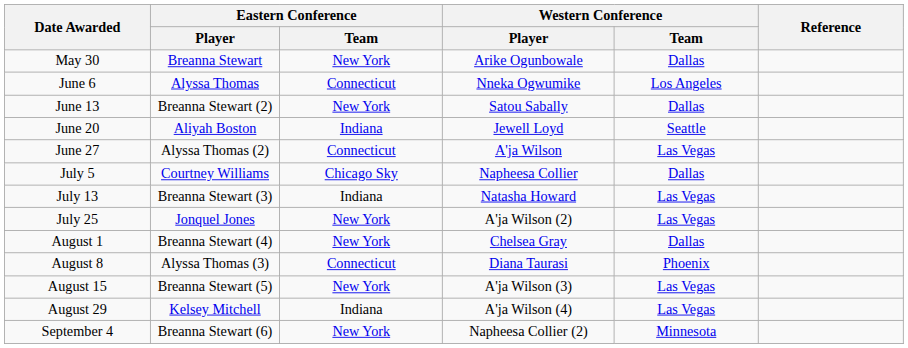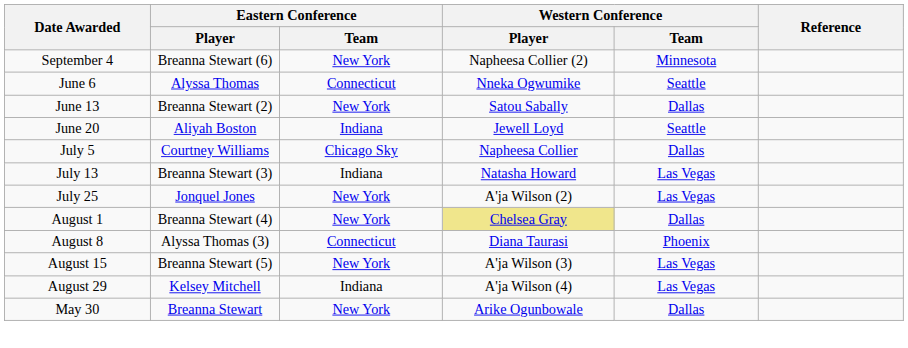rows swapped: (77, 60) <-> (77, 331)
(686, 83) Los Angeles -> (686, 83) Seattle
- row: (77, 151)
(528, 241) no background -> (528, 219) khaki background
